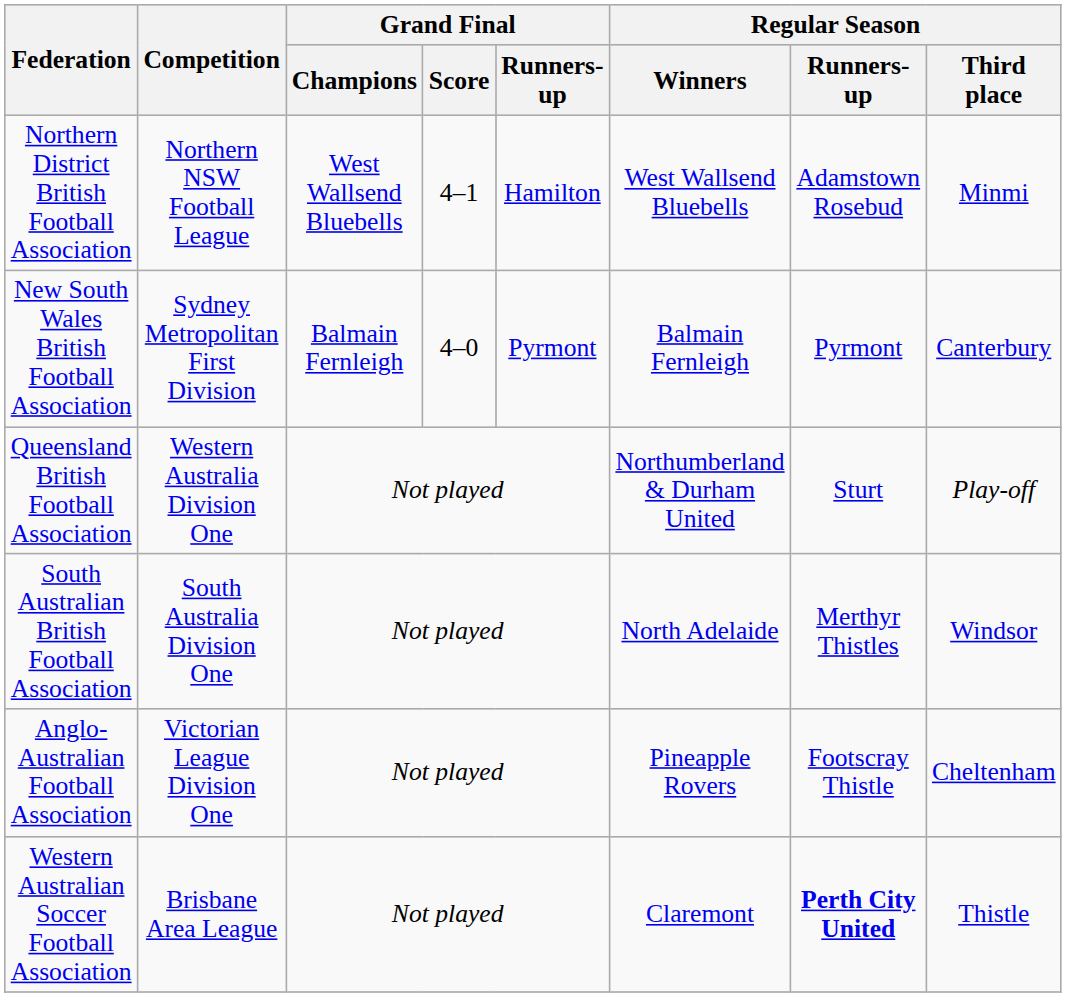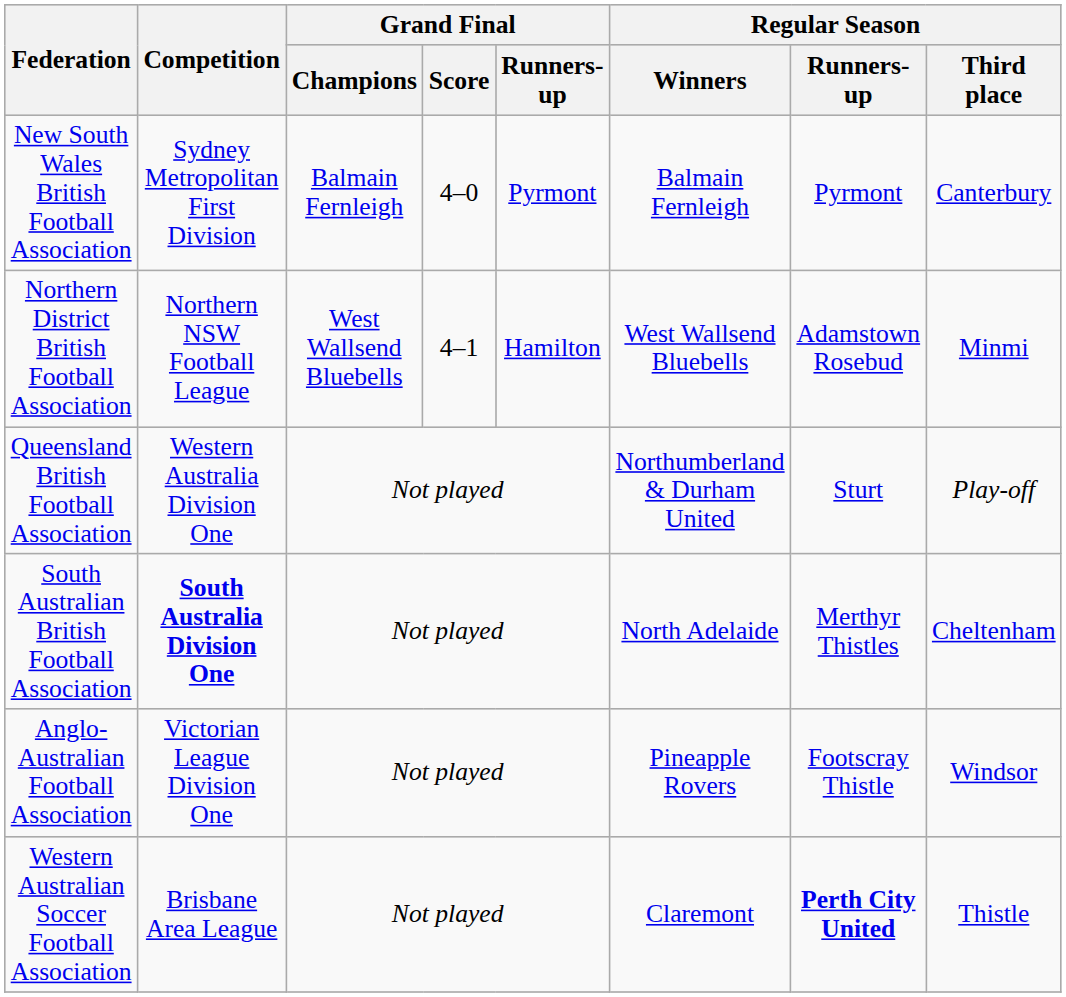rows swapped: (71, 192) <-> (71, 348)
(212, 631) normal -> (212, 631) bold
(994, 631) Windsor -> (994, 631) Cheltenham
(994, 772) Cheltenham -> (994, 772) Windsor
